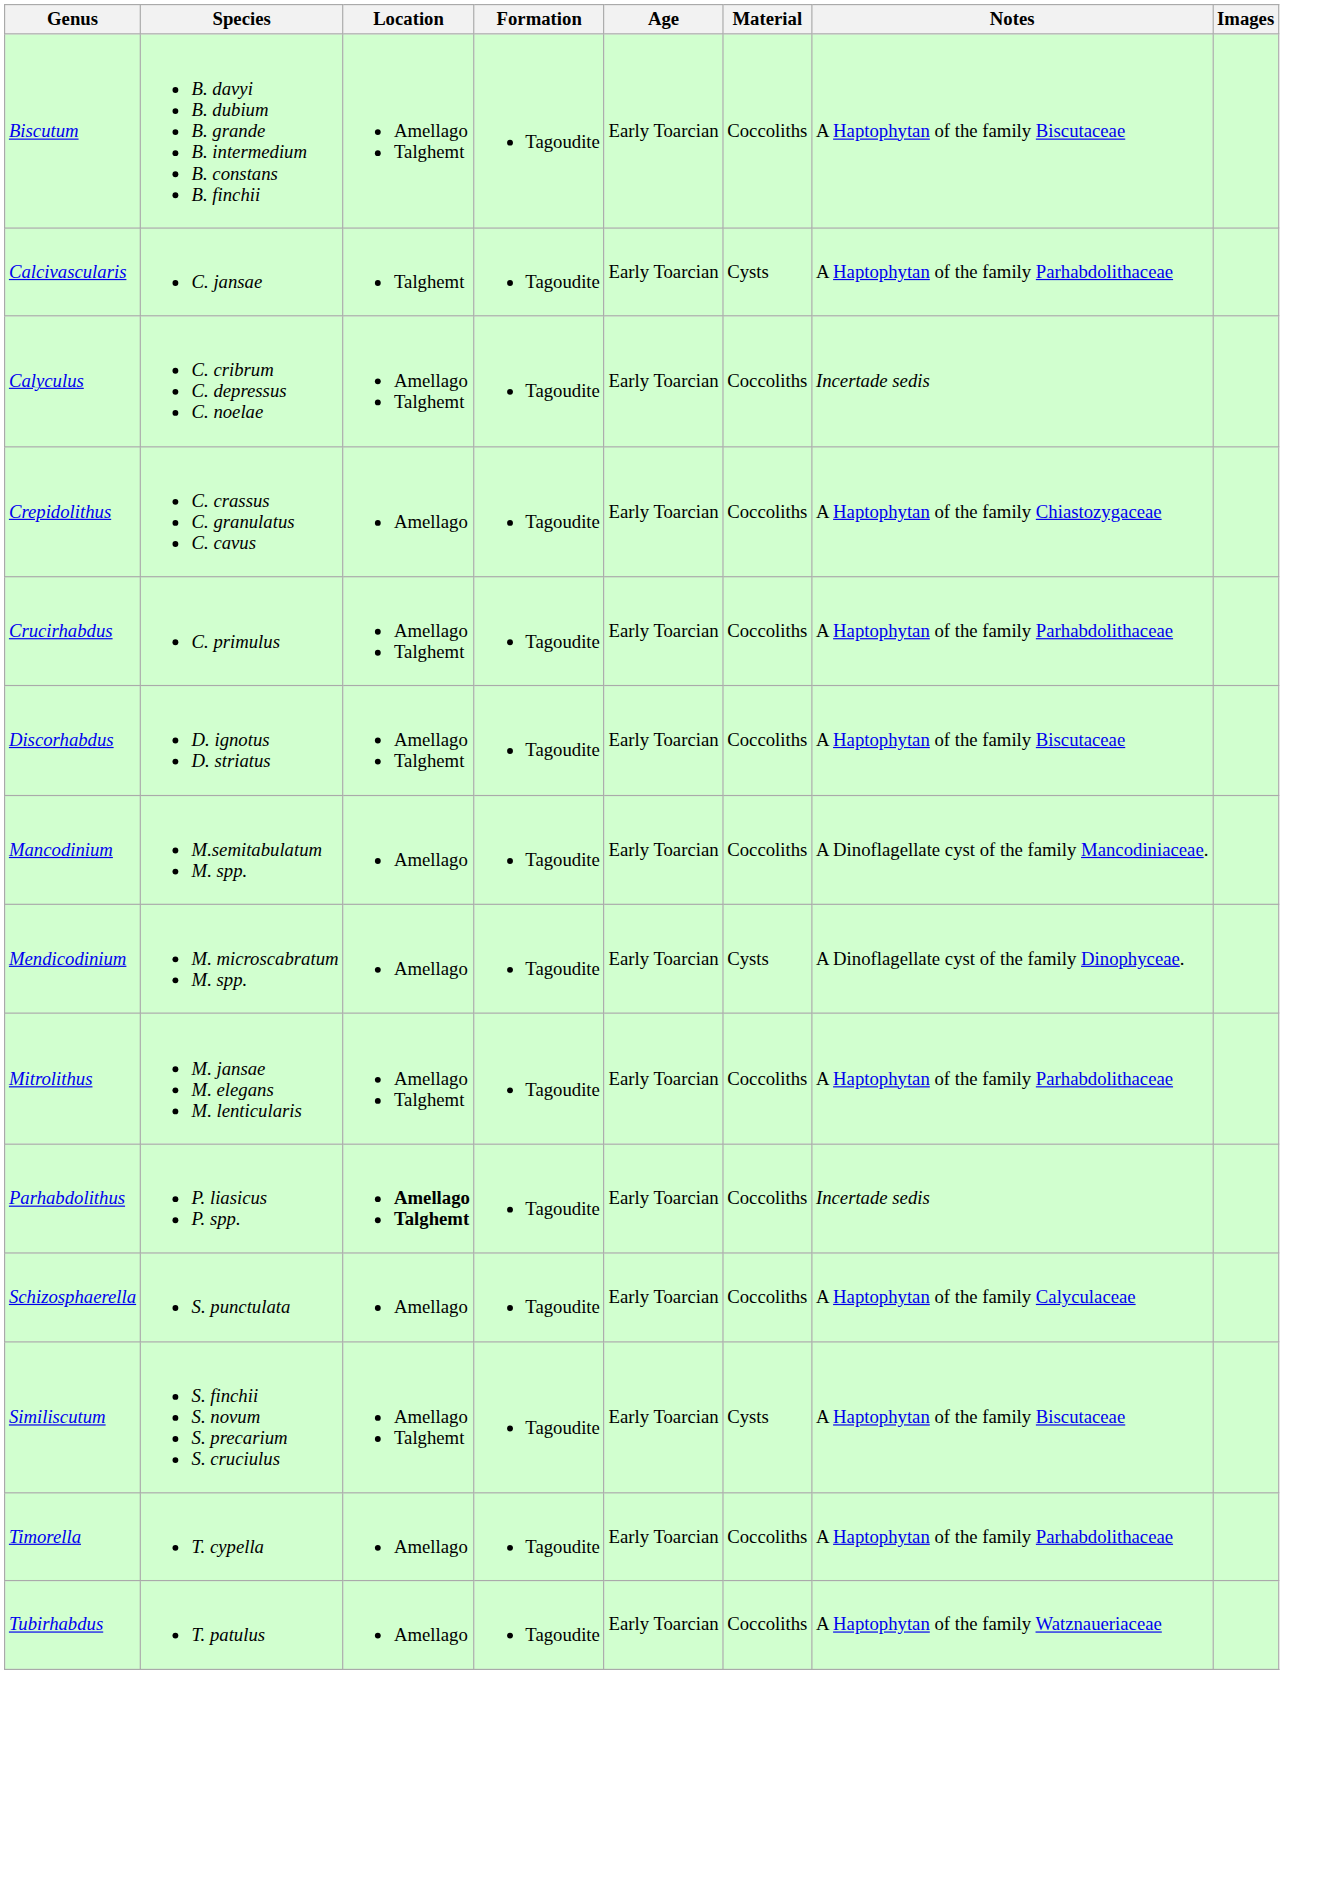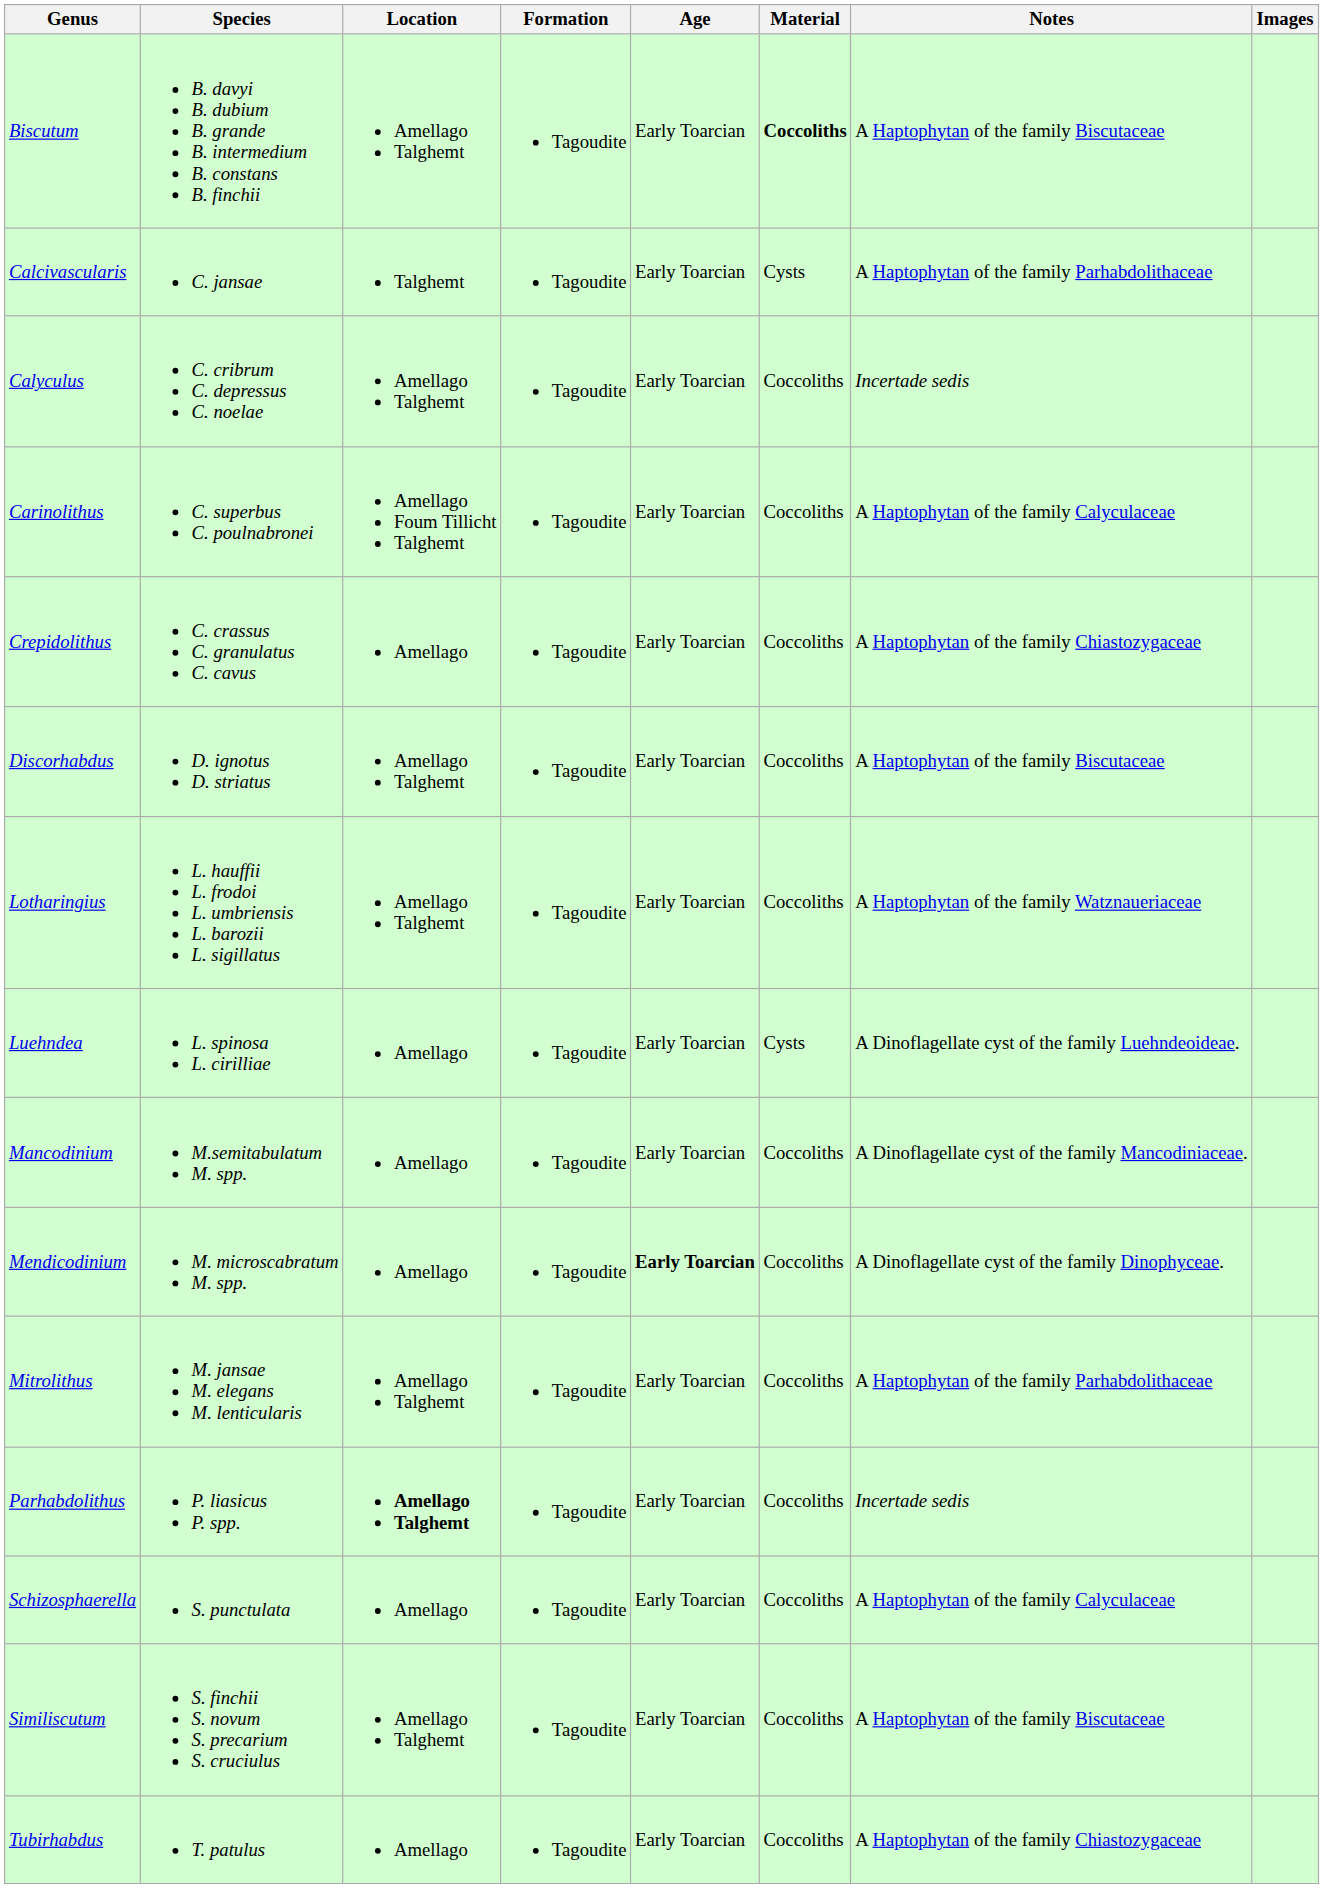(767, 130) normal -> (805, 130) bold
+ row: (56, 511)
- row: (61, 631)
+ row: (57, 902)
+ row: (46, 1043)
(664, 958) normal -> (695, 1261) bold
(748, 958) Cysts -> (804, 1261) Coccoliths
(748, 1416) Cysts -> (804, 1719) Coccoliths
- row: (45, 1536)
(989, 1624) A Haptophytan of the family Watznaueriaceae -> (1028, 1839) A Haptophytan of the family Chiastozygaceae
